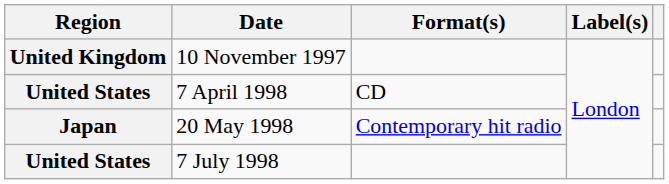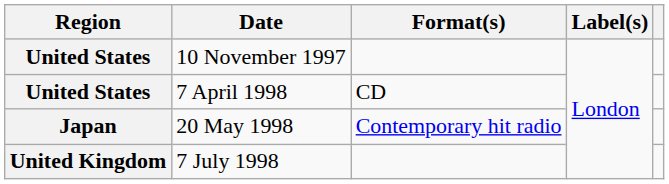(88, 56) United Kingdom -> (88, 56) United States
(88, 160) United States -> (88, 160) United Kingdom
